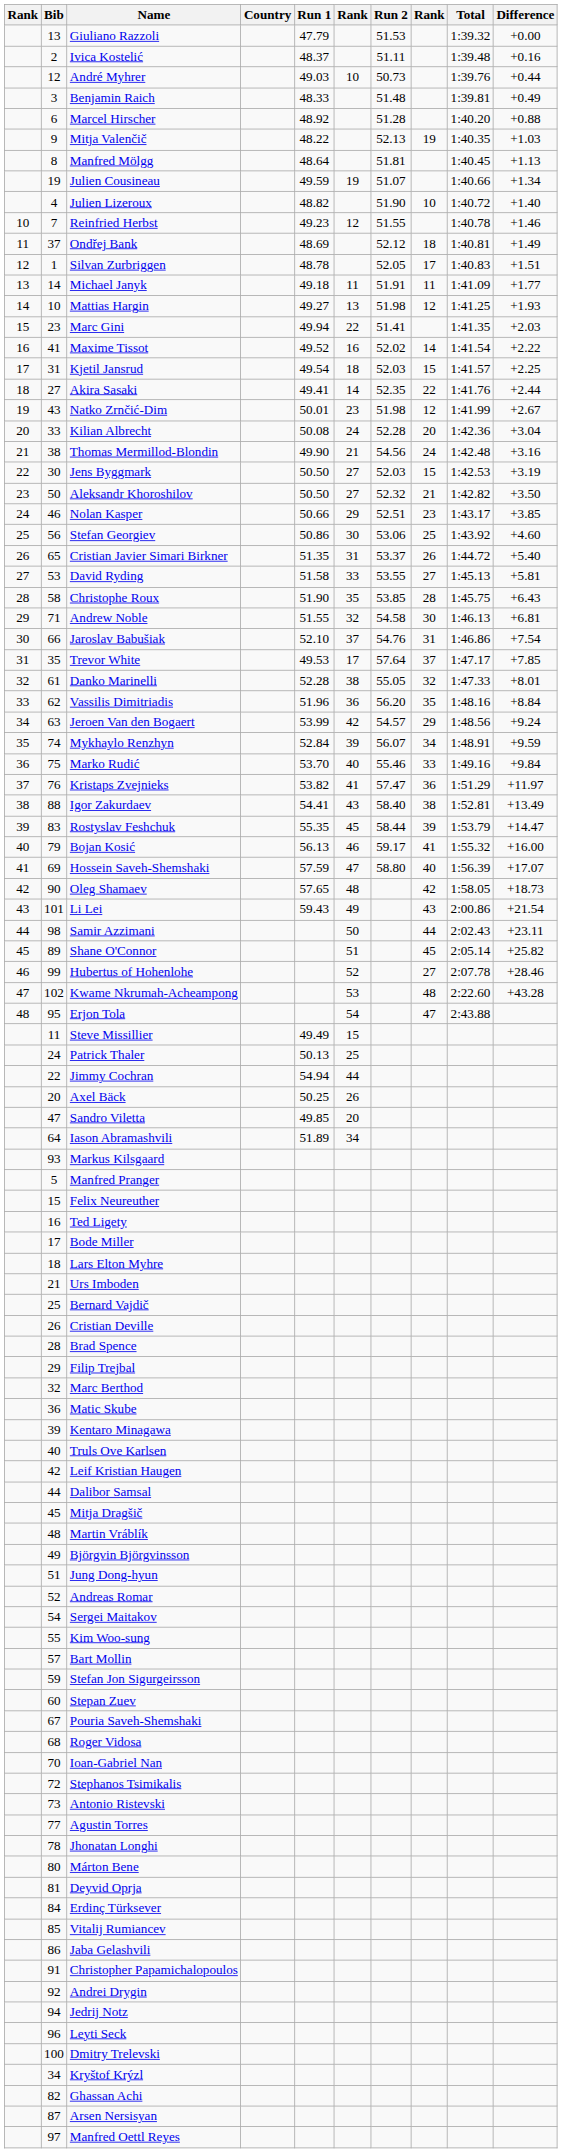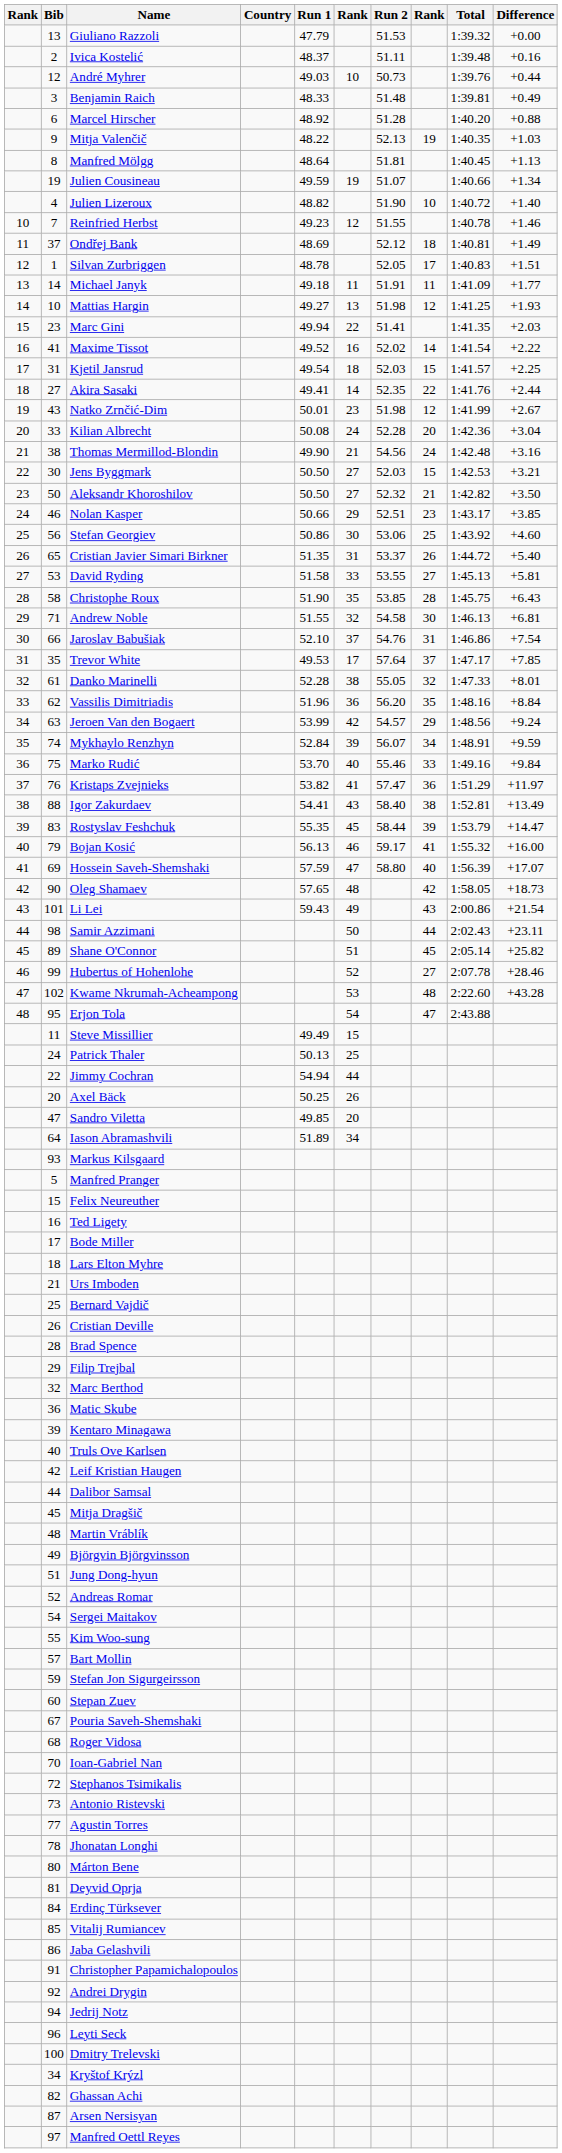(525, 472) +3.19 -> (525, 472) +3.21
